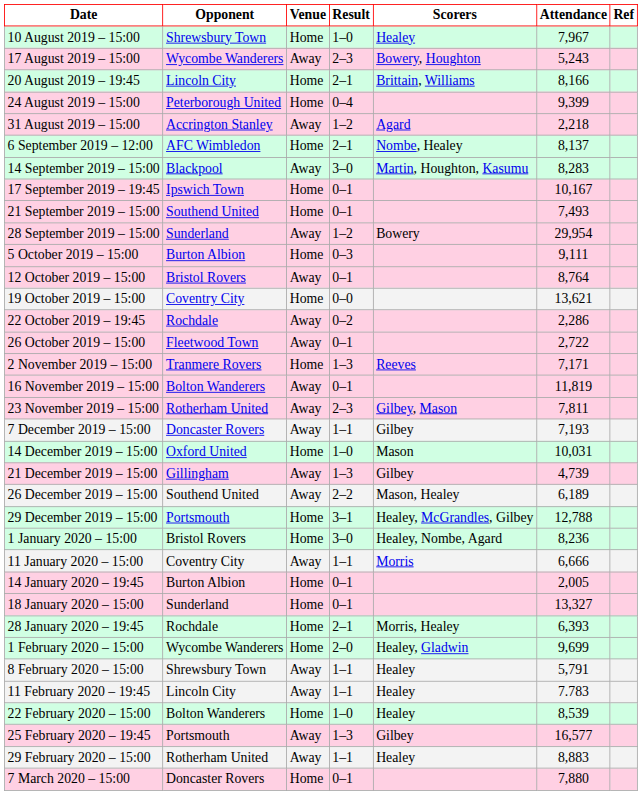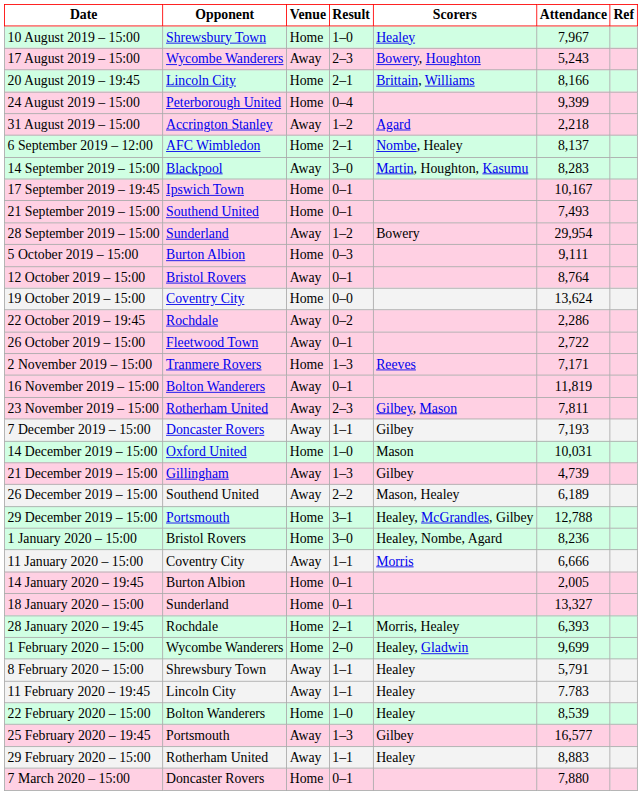(573, 299) 13,621 -> (573, 299) 13,624
